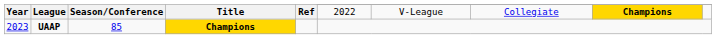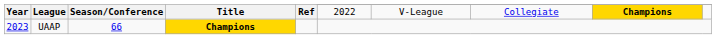(49, 27) bold -> (49, 27) normal
(117, 27) 85 -> (117, 27) 66
